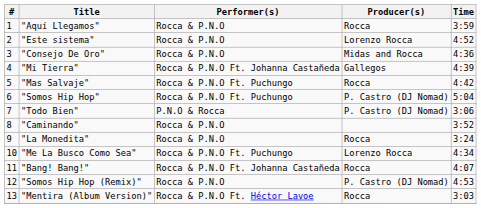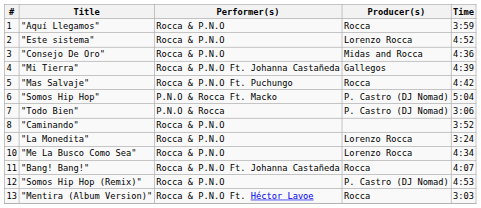(224, 97) Rocca & P.N.O Ft. Puchungo -> (217, 97) P.N.O & Rocca Ft. Macko
(357, 139) Rocca -> (378, 139) Lorenzo Rocca
(224, 153) Rocca & P.N.O Ft. Puchungo -> (190, 153) Rocca & P.N.O
